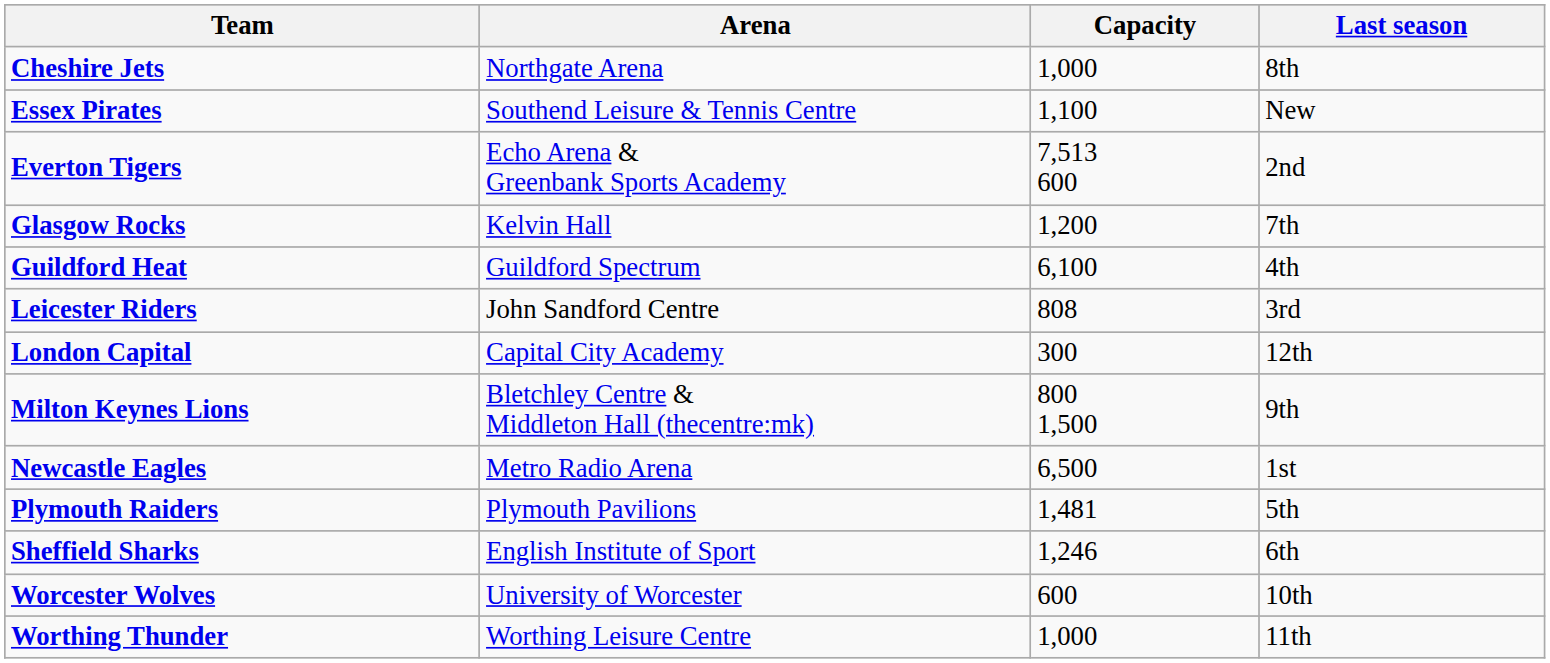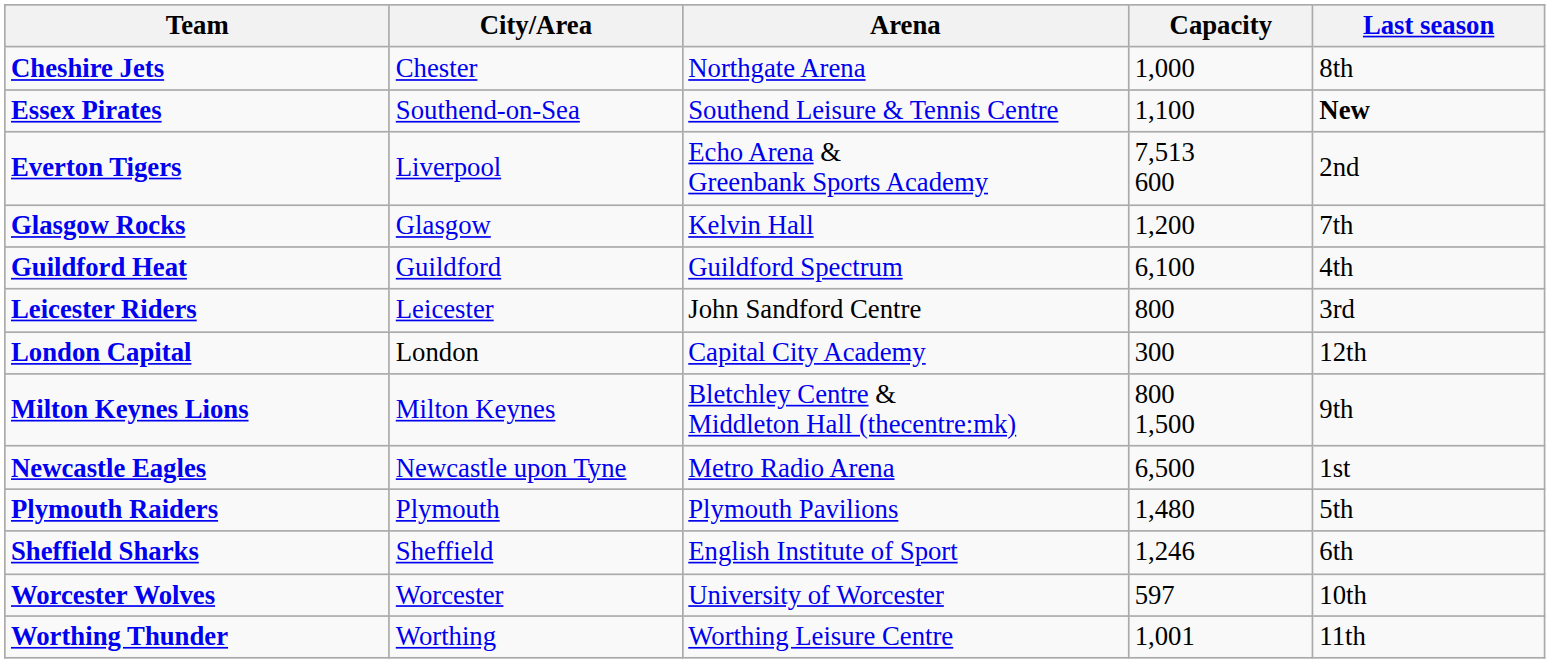+ column: (536, 25)
(1290, 110) normal -> (1345, 110) bold
(1057, 310) 808 -> (1155, 310) 800
(1067, 509) 1,481 -> (1165, 509) 1,480
(1057, 594) 600 -> (1155, 594) 597
(1067, 636) 1,000 -> (1165, 636) 1,001
